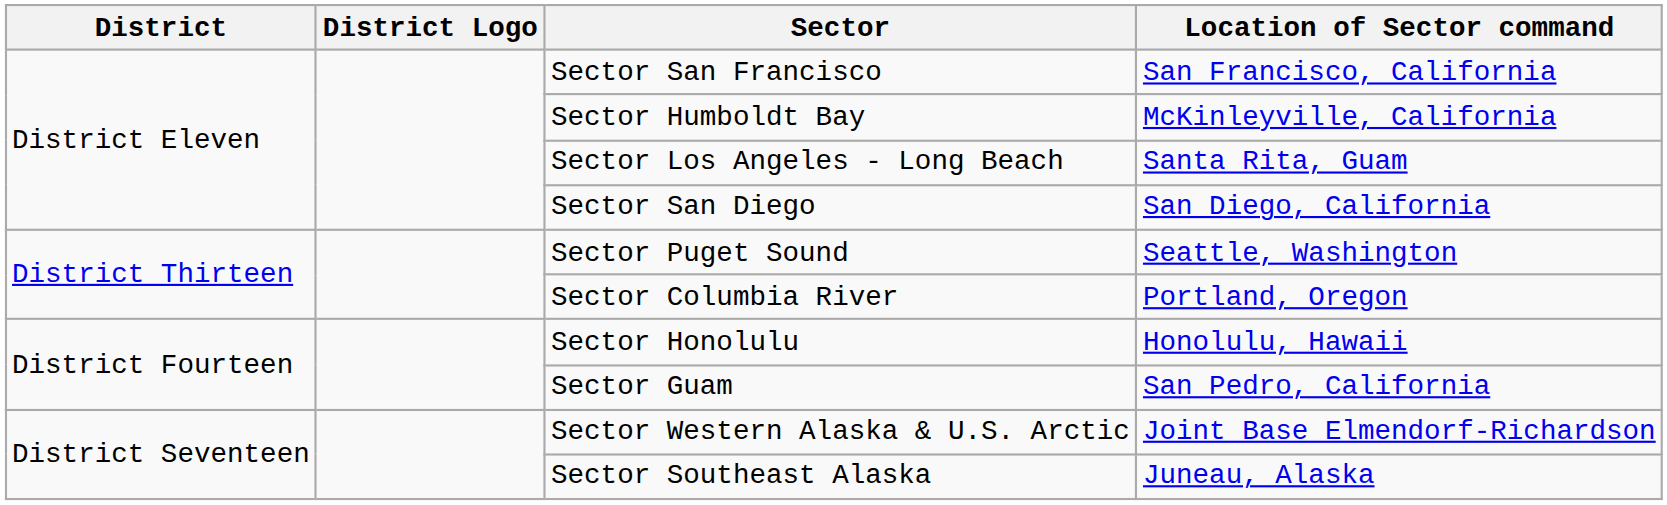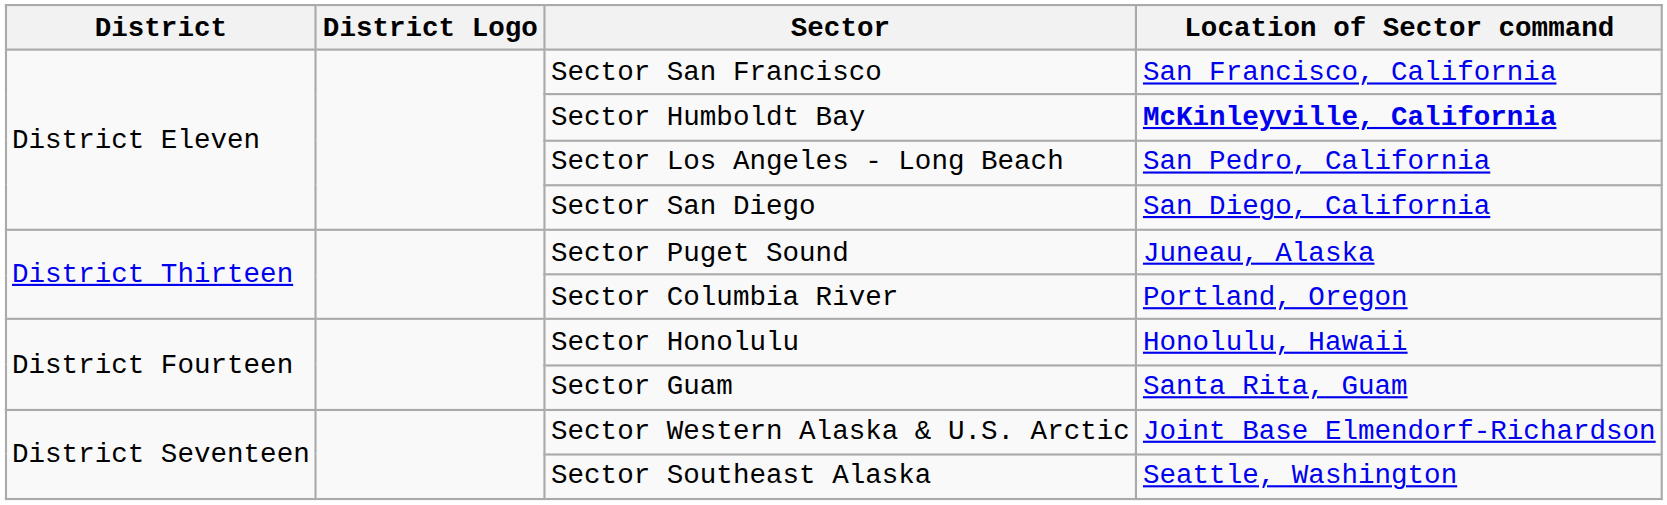(1350, 117) normal -> (1350, 117) bold
(1275, 162) Santa Rita, Guam -> (1317, 162) San Pedro, California
(1300, 252) Seattle, Washington -> (1259, 252) Juneau, Alaska
(1317, 387) San Pedro, California -> (1275, 387) Santa Rita, Guam
(1259, 477) Juneau, Alaska -> (1300, 477) Seattle, Washington
